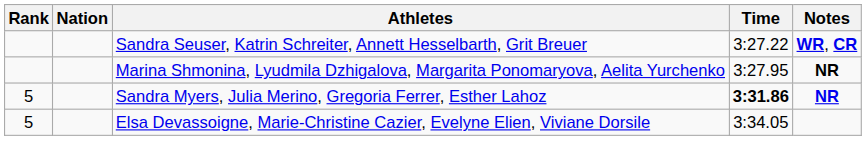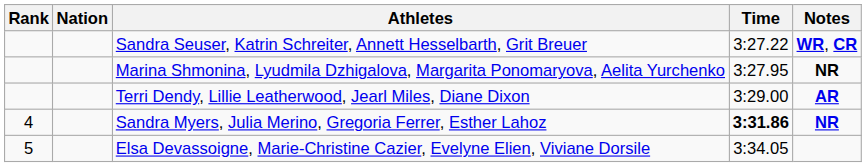+ row: (323, 97)
(29, 97) 5 -> (29, 123) 4
